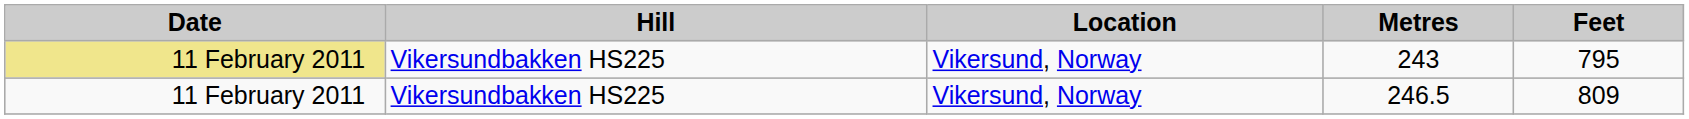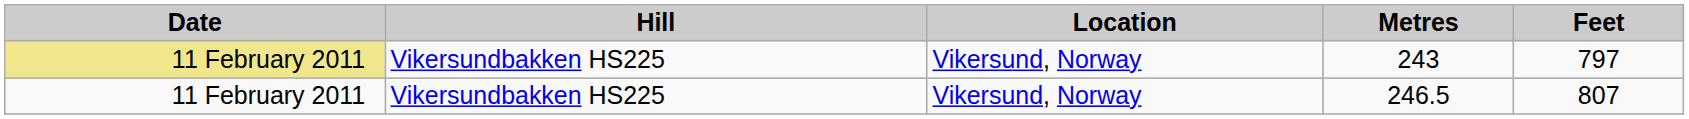(1599, 59) 795 -> (1599, 59) 797
(1599, 95) 809 -> (1599, 95) 807
